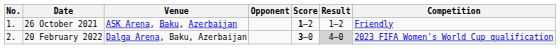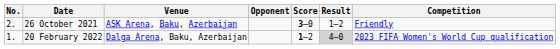(11, 24) 1. -> (11, 24) 2.
(305, 24) 1–2 -> (305, 24) 3–0
(11, 37) 2. -> (11, 37) 1.
(305, 37) 3–0 -> (305, 37) 1–2
